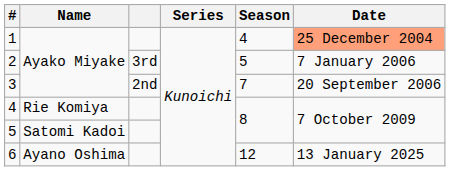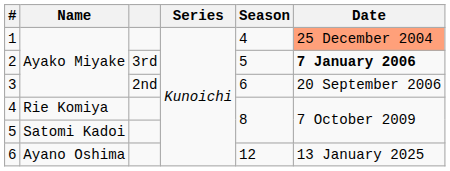(356, 62) normal -> (356, 62) bold
(243, 85) 7 -> (243, 85) 6
